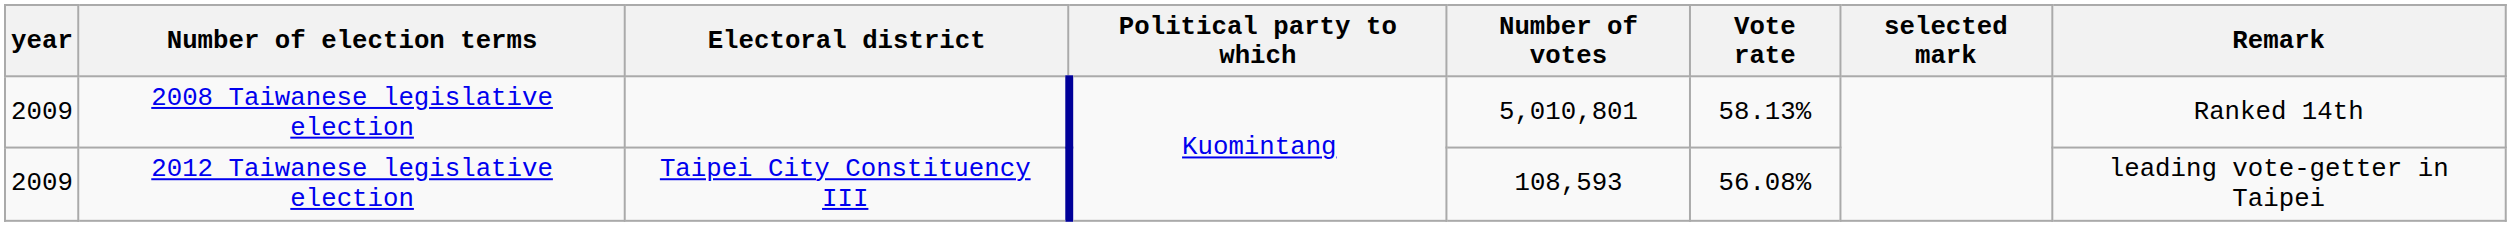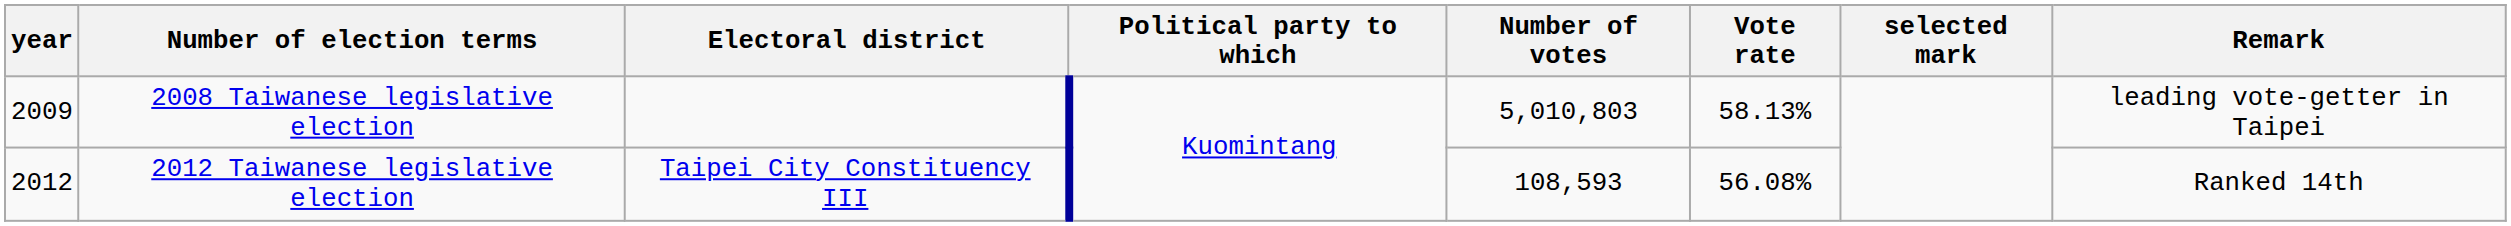(1568, 112) 5,010,801 -> (1568, 112) 5,010,803
(2279, 112) Ranked 14th -> (2279, 112) leading vote-getter in Taipei
(42, 184) 2009 -> (42, 184) 2012
(2279, 184) leading vote-getter in Taipei -> (2279, 184) Ranked 14th
